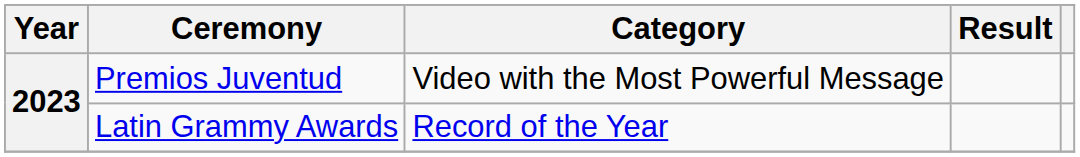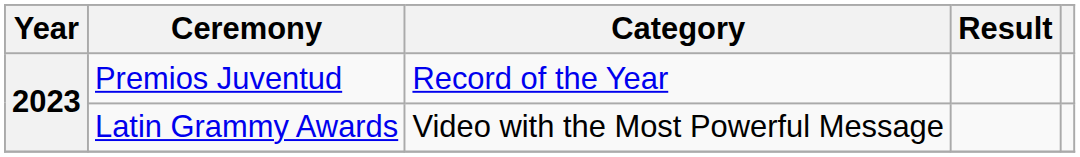(678, 77) Video with the Most Powerful Message -> (540, 77) Record of the Year
(540, 126) Record of the Year -> (678, 126) Video with the Most Powerful Message
